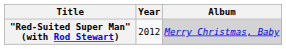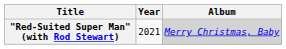(149, 32) 2012 -> (149, 32) 2021
